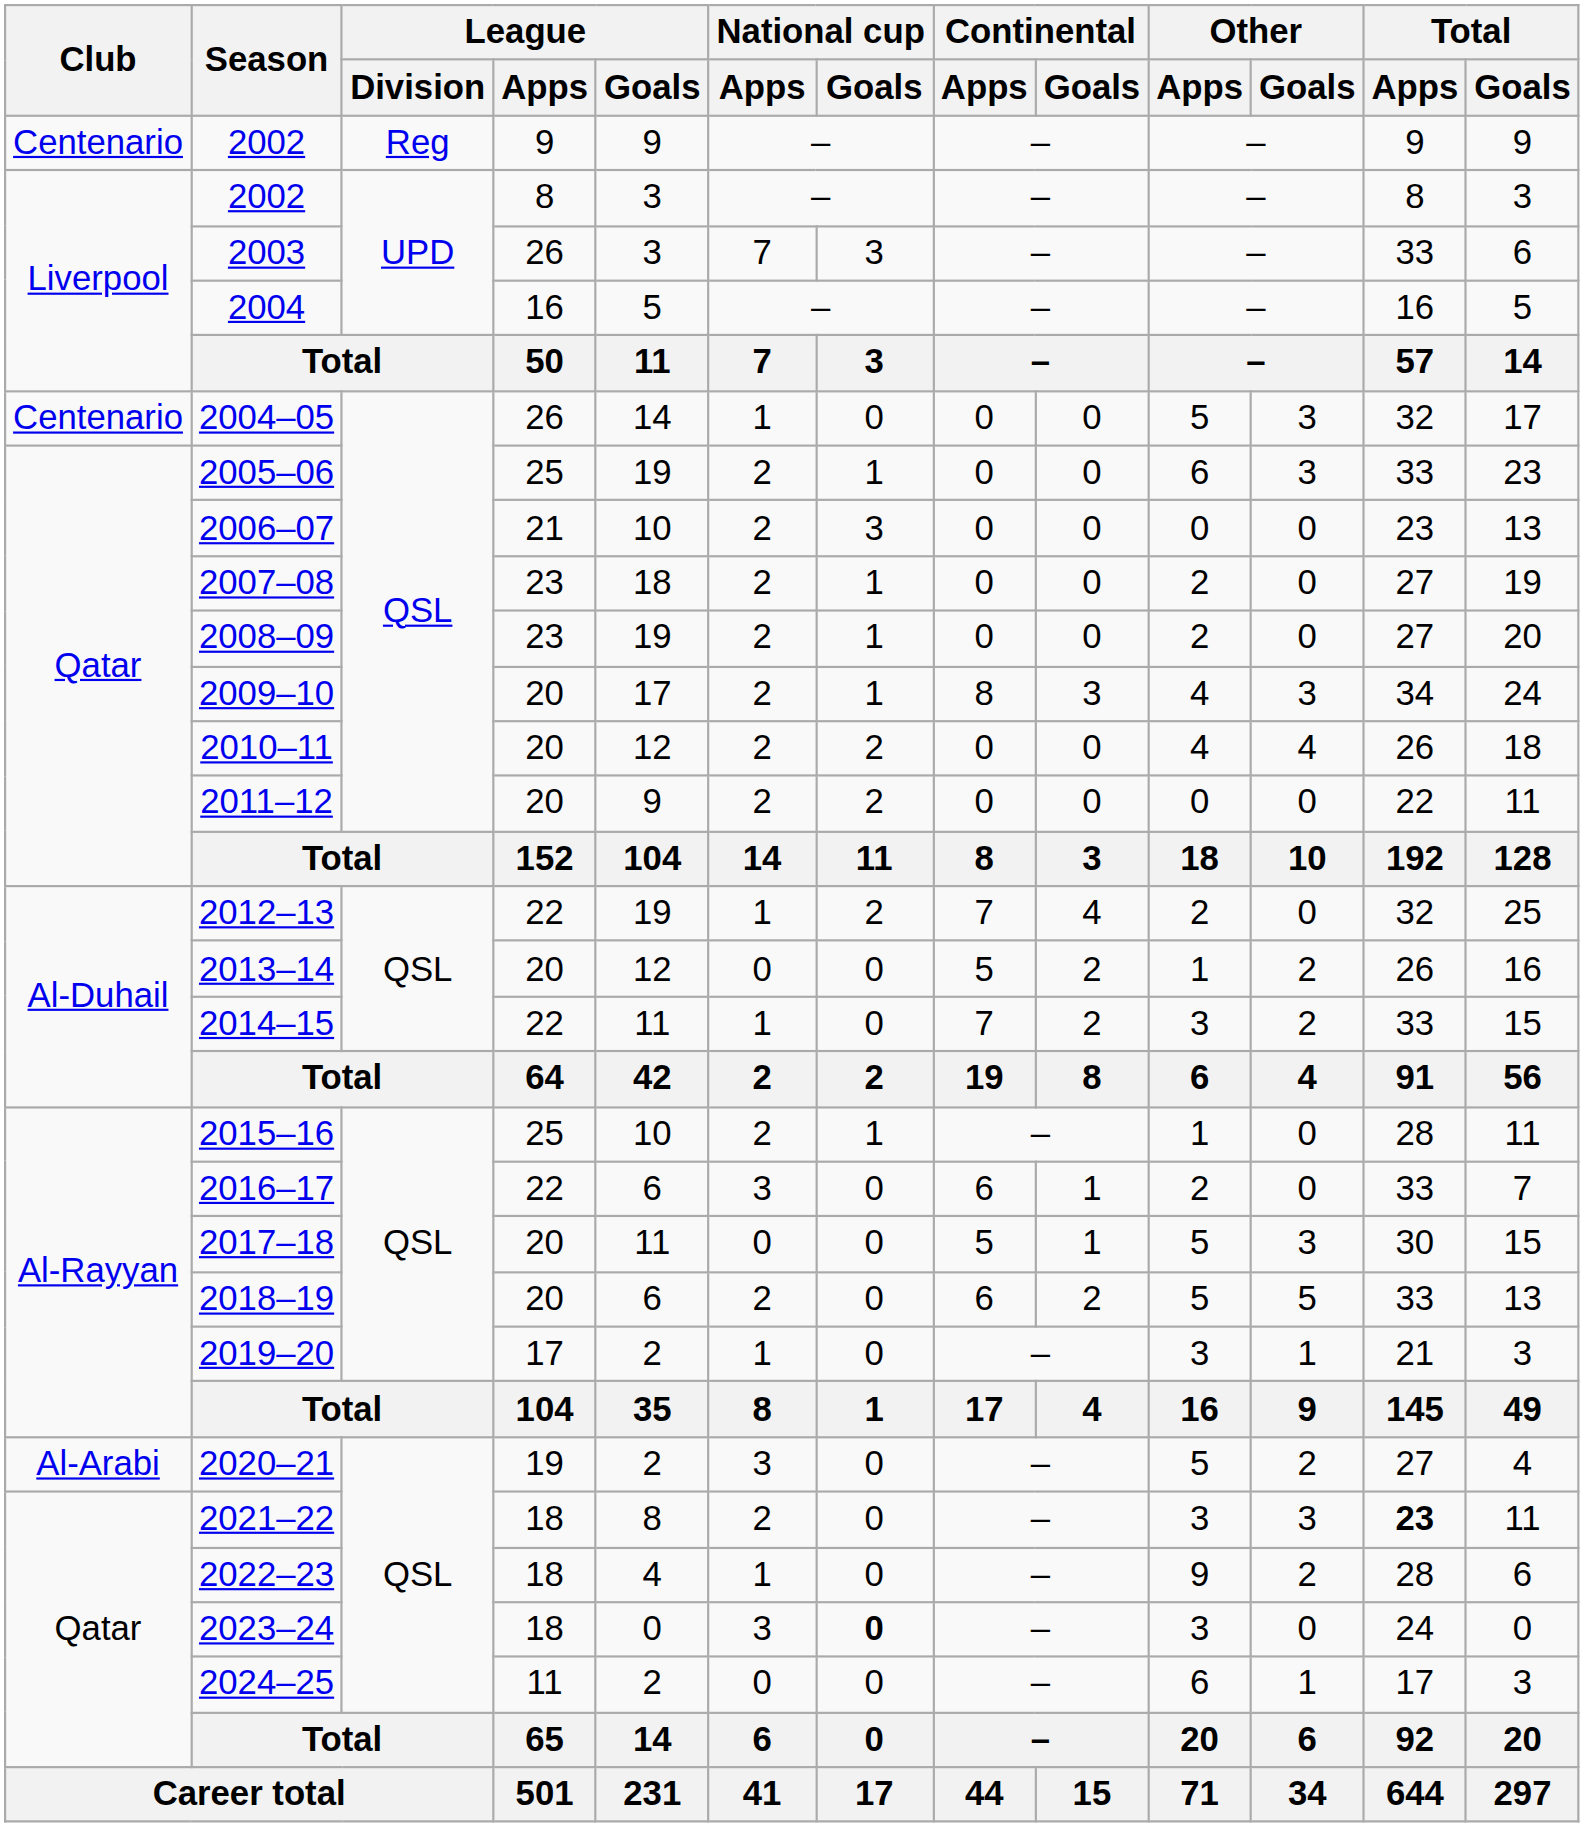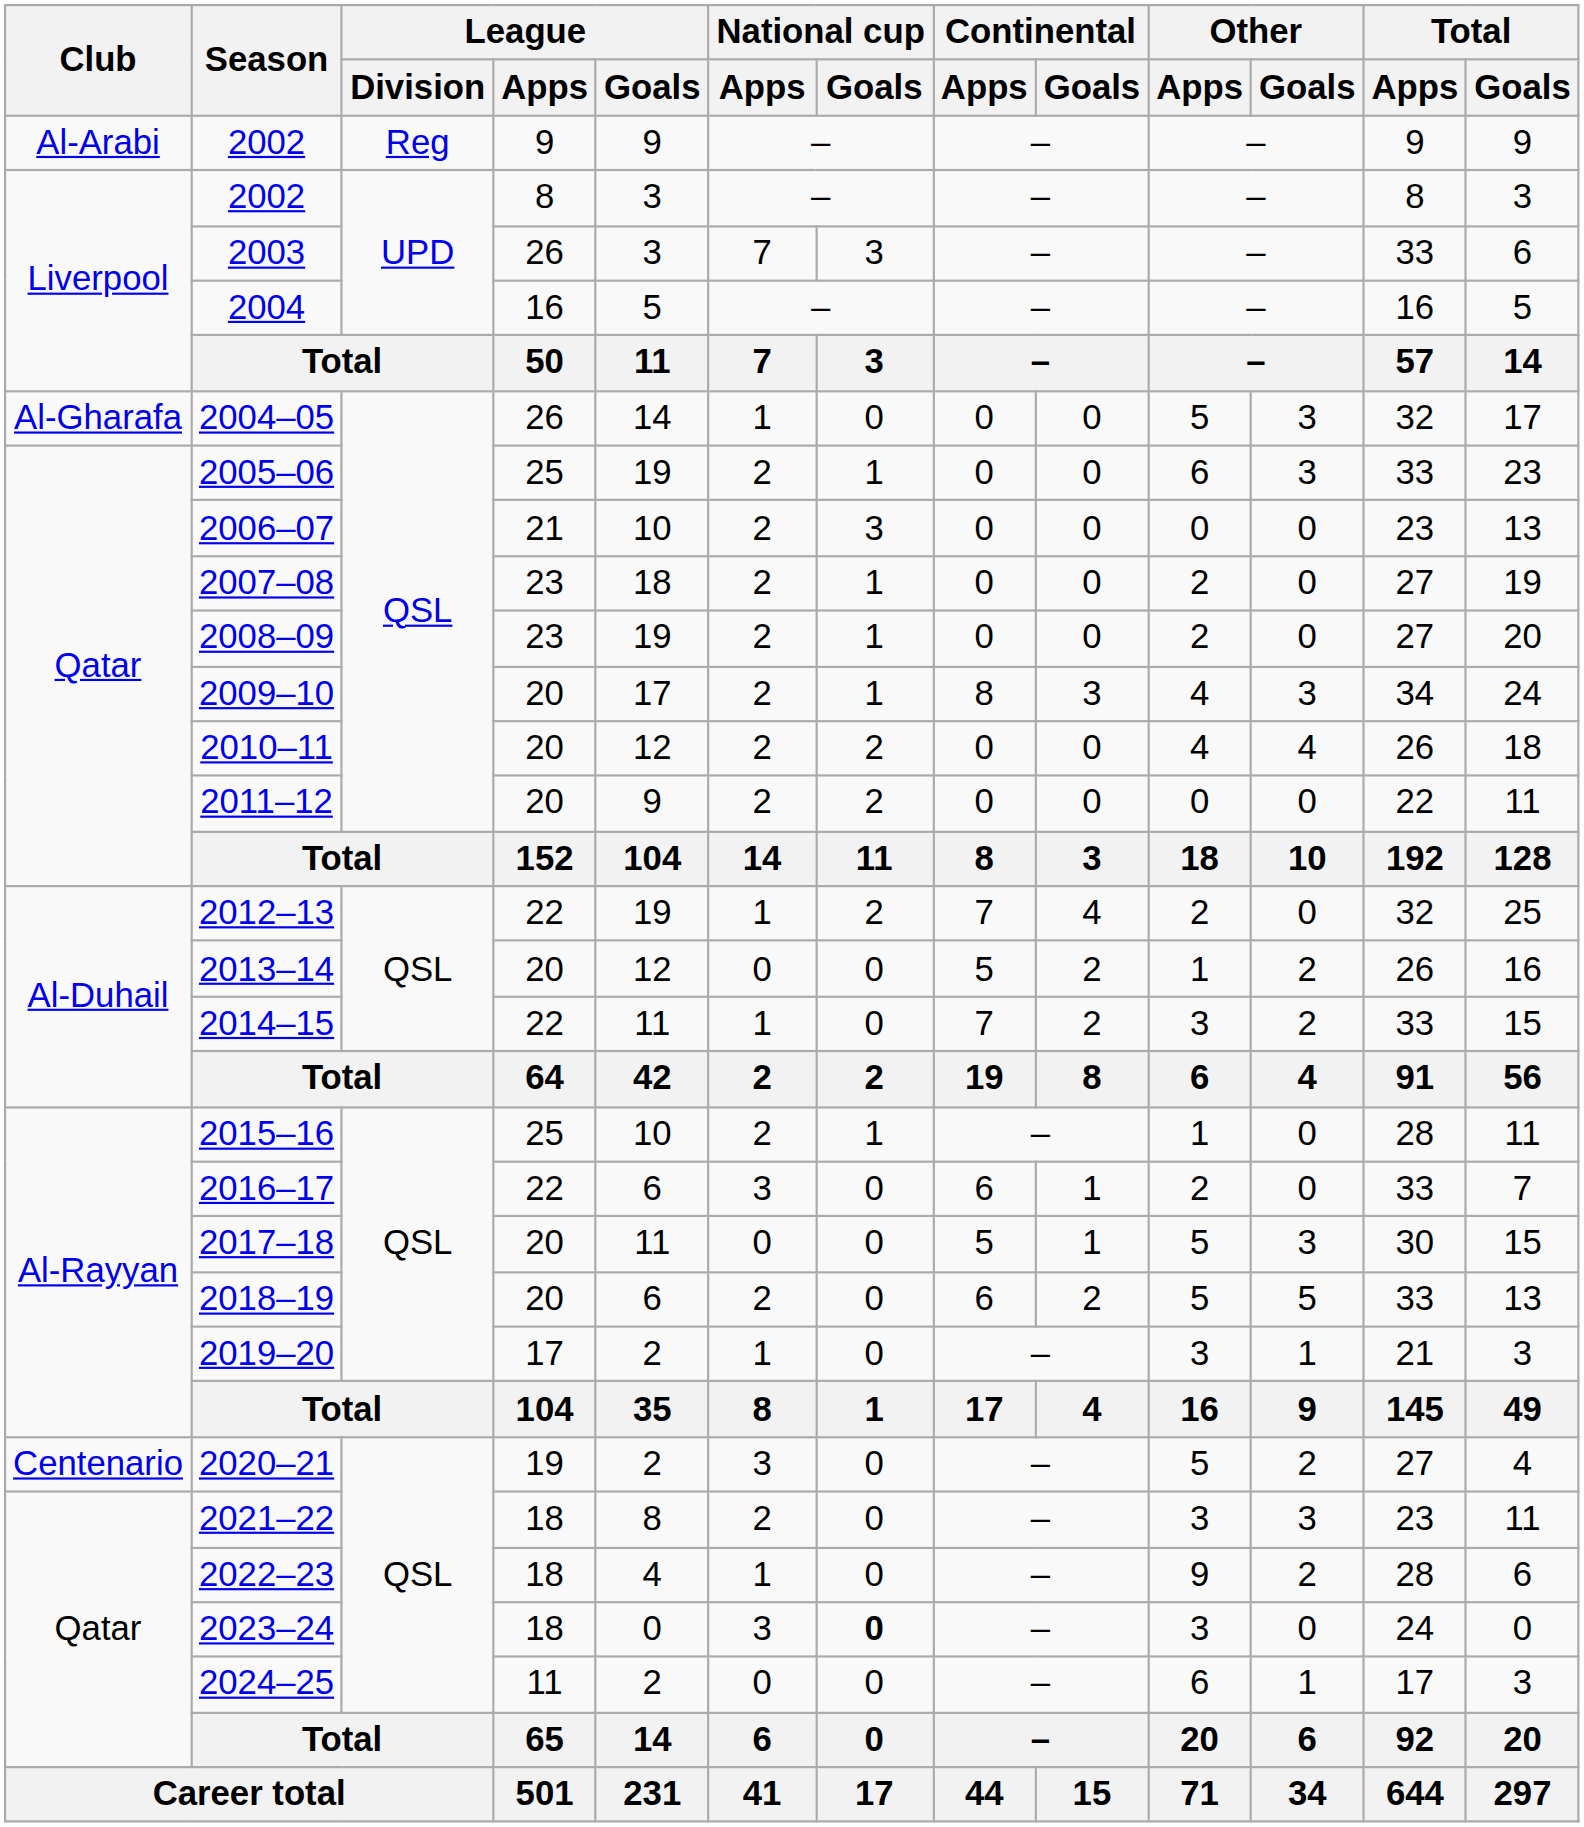(98, 142) Centenario -> (98, 142) Al-Arabi
(98, 417) Centenario -> (98, 417) Al-Gharafa
(98, 1463) Al-Arabi -> (98, 1463) Centenario
(1415, 1518) bold -> (1415, 1518) normal
